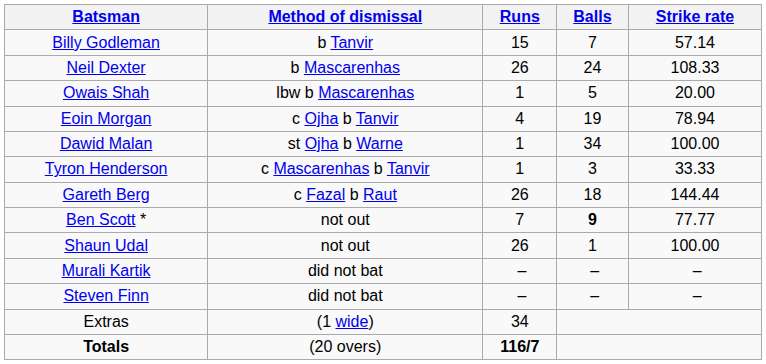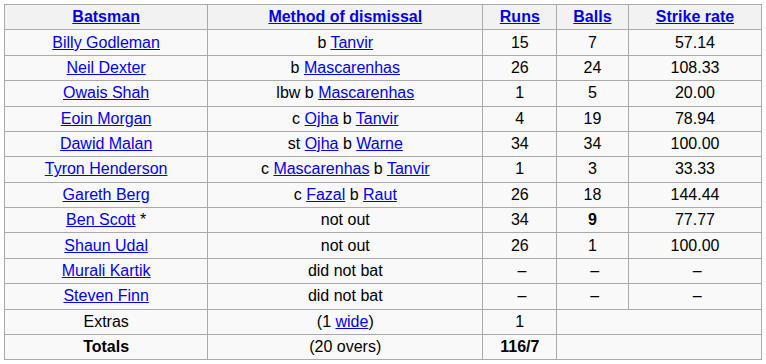(520, 144) 1 -> (520, 144) 34
(520, 220) 7 -> (520, 220) 34
(520, 321) 34 -> (520, 321) 1
